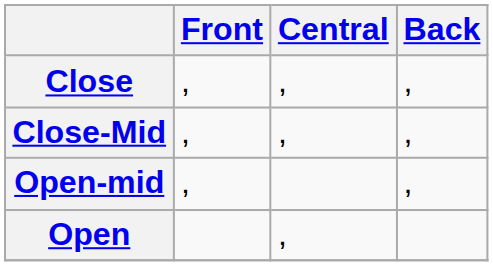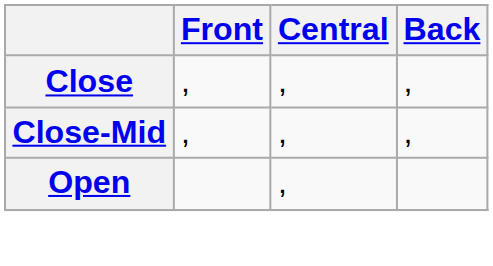- row: (89, 183)
